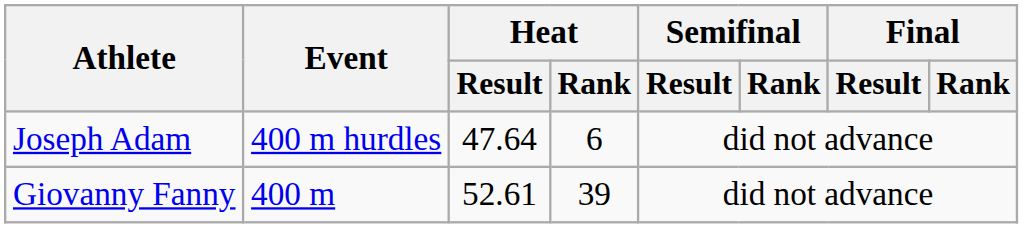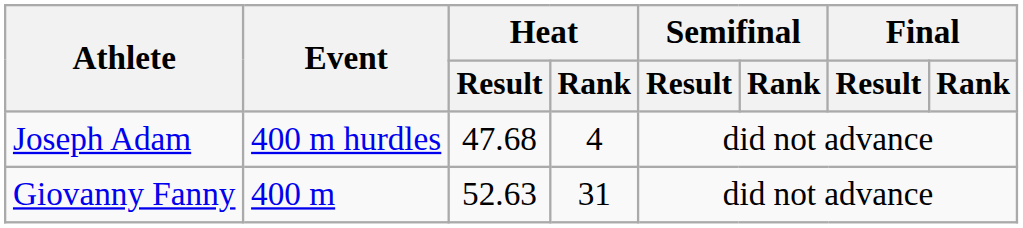(500, 139) 47.64 -> (500, 139) 47.68
(594, 139) 6 -> (594, 139) 4
(500, 193) 52.61 -> (500, 193) 52.63
(594, 193) 39 -> (594, 193) 31
